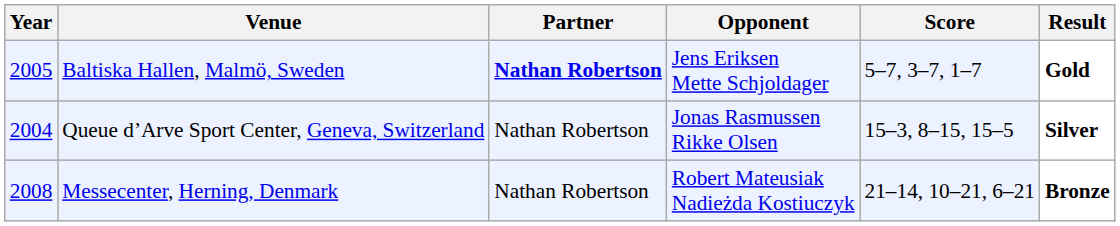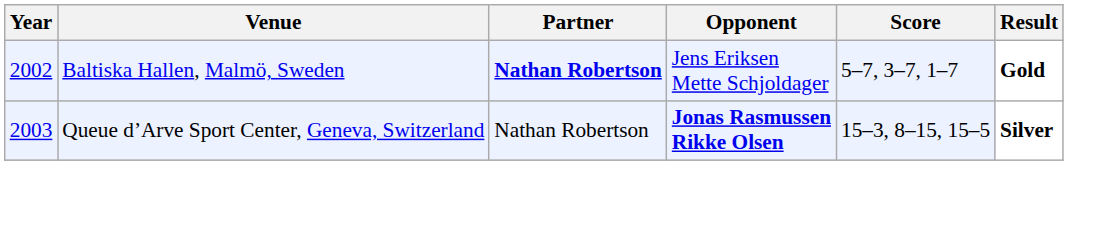(31, 70) 2005 -> (31, 70) 2002
(31, 130) 2004 -> (31, 130) 2003
(746, 130) normal -> (751, 130) bold
- row: (200, 190)
